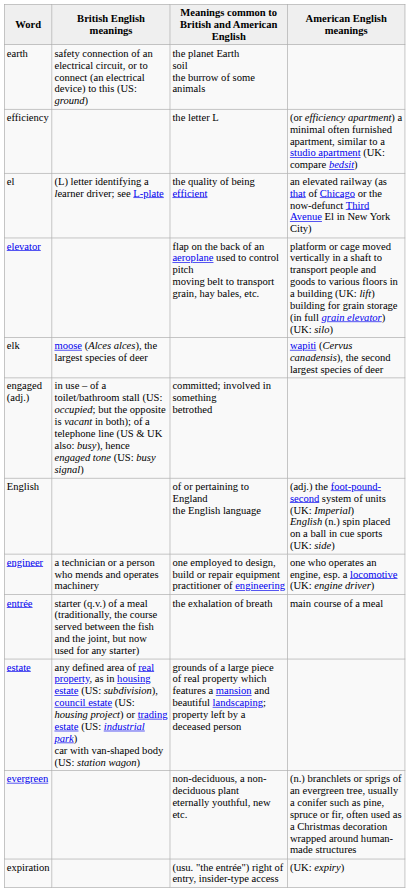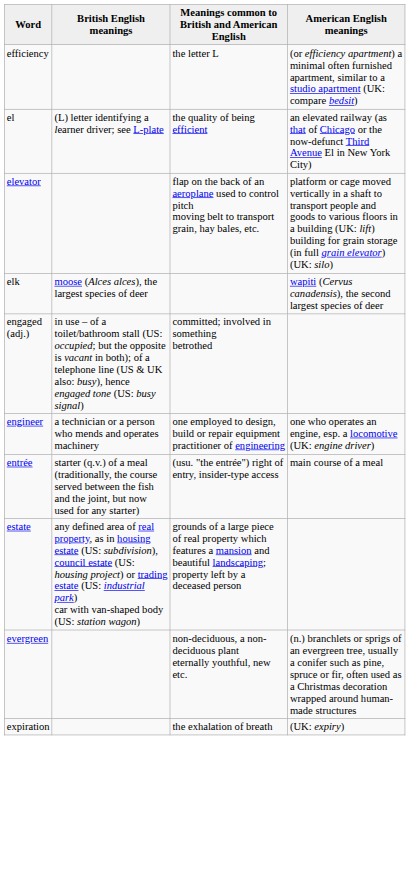- row: (17, 53)
- row: (23, 486)
(222, 603) the exhalation of breath -> (228, 468) (usu. "the entrée") right of entry, insider-type access
(228, 873) (usu. "the entrée") right of entry, insider-type access -> (222, 726) the exhalation of breath
